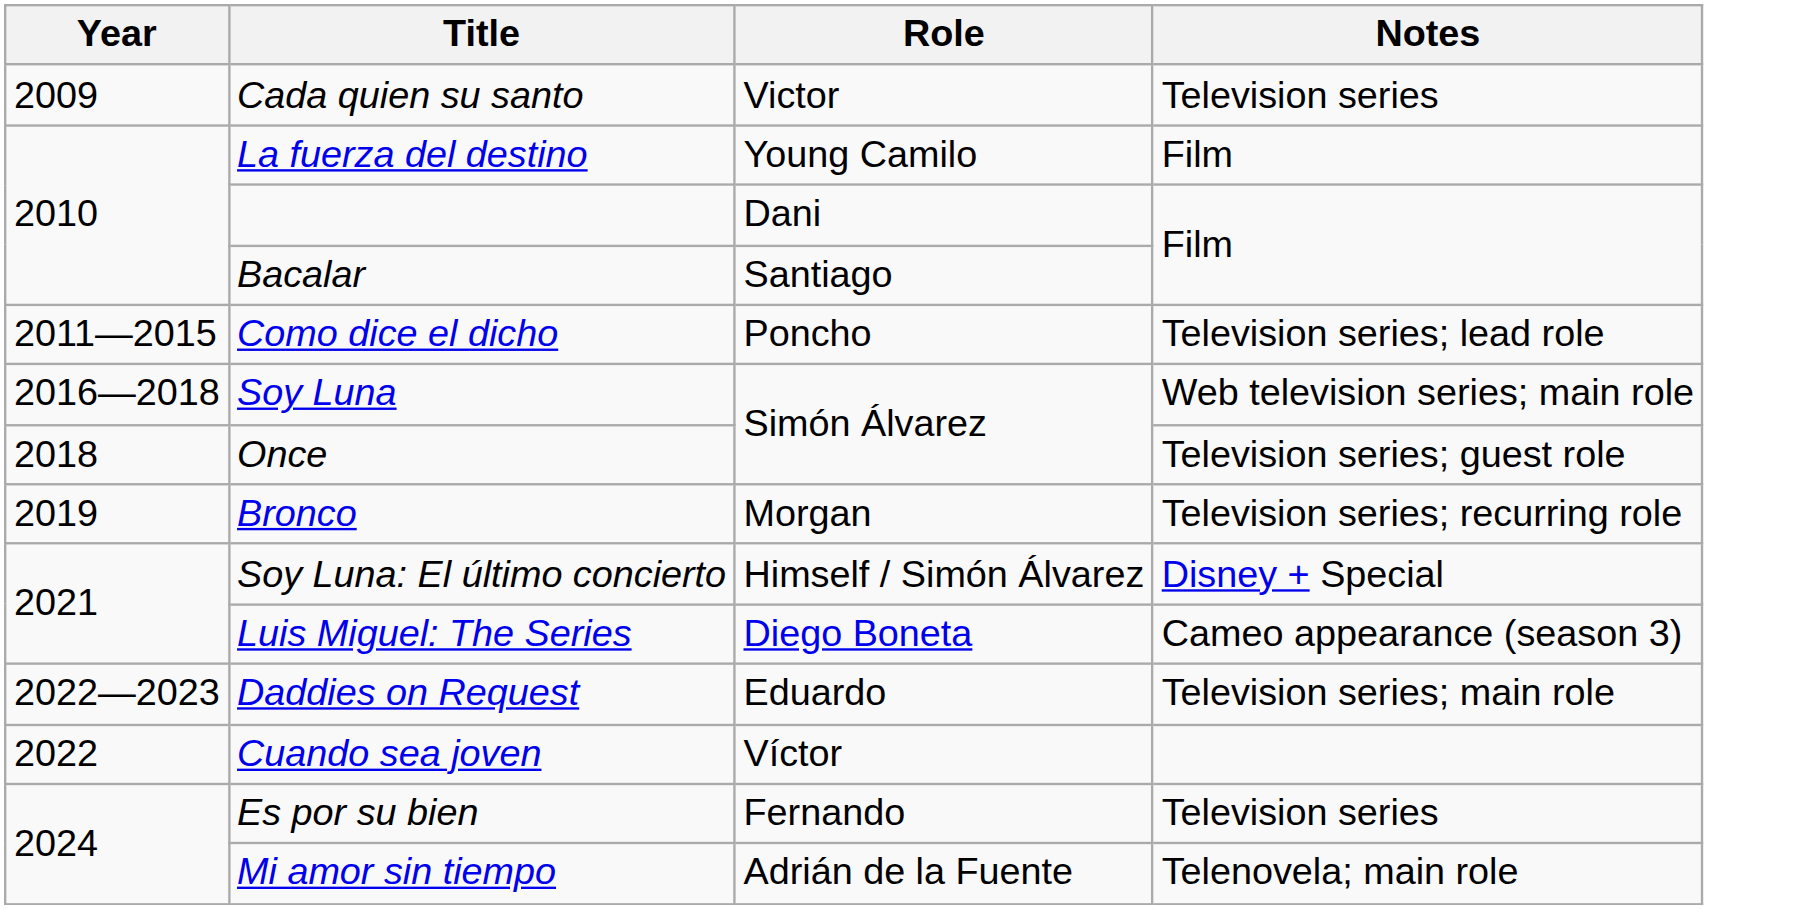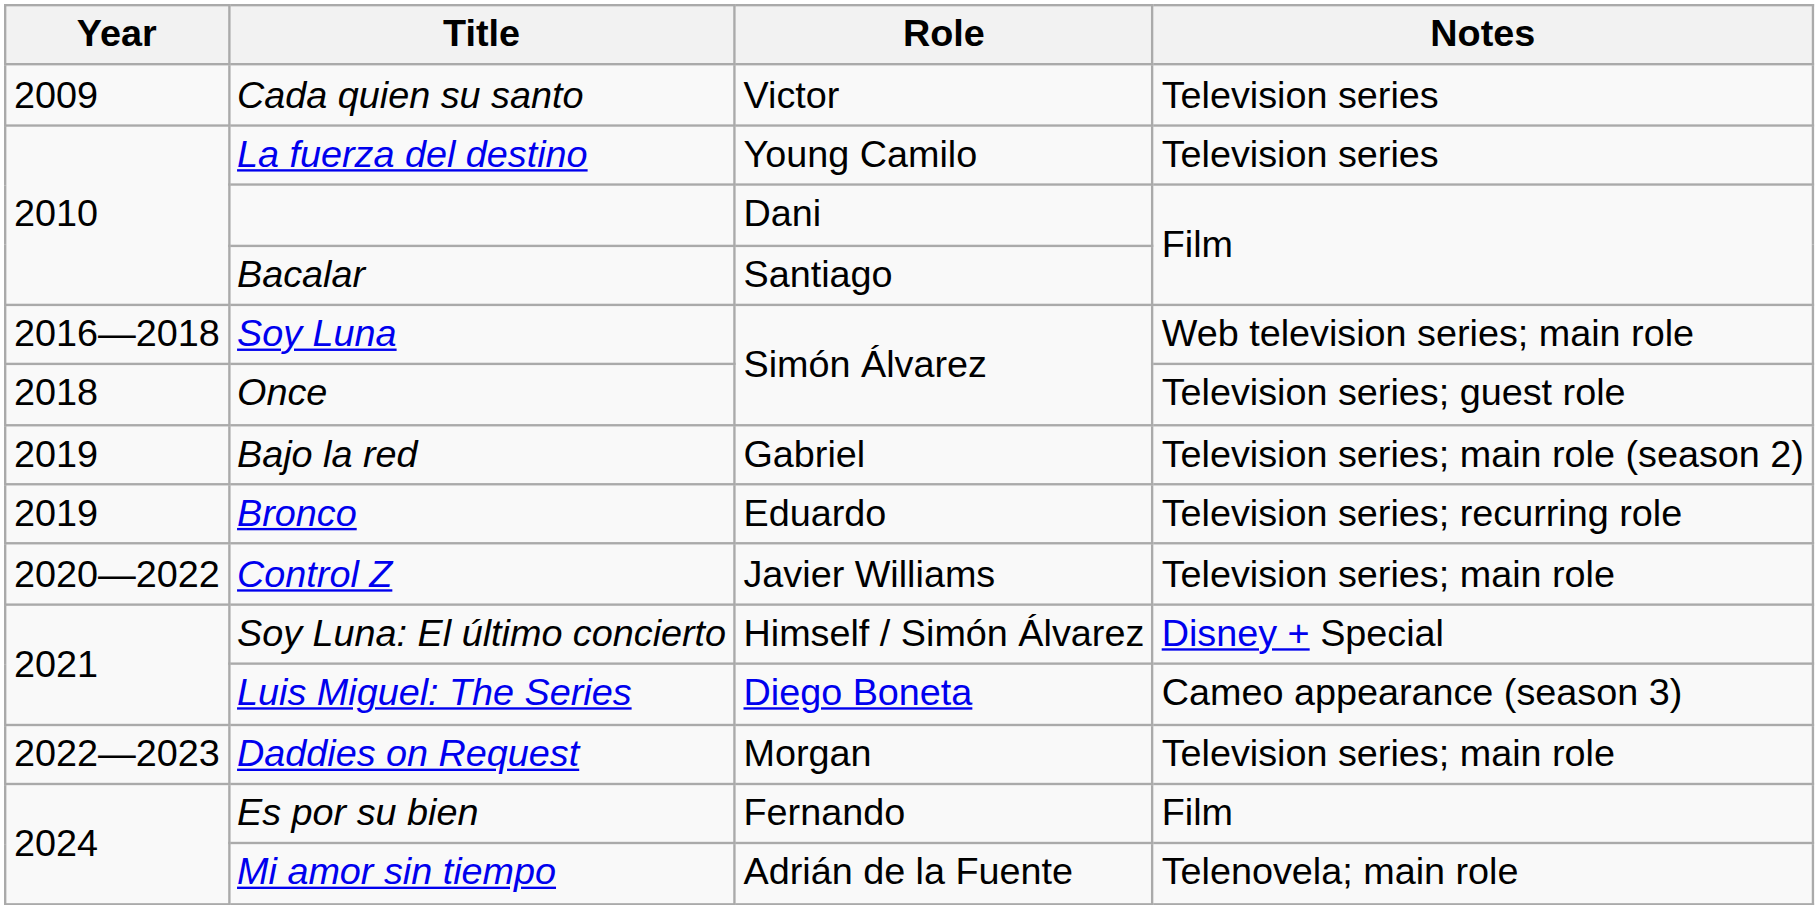(1197, 154) Film -> (1300, 154) Television series
- row: (398, 333)
+ row: (327, 453)
(808, 513) Morgan -> (815, 513) Eduardo
+ row: (315, 573)
(815, 693) Eduardo -> (808, 753) Morgan
- row: (389, 753)
(1300, 812) Television series -> (1197, 812) Film
